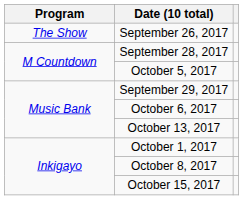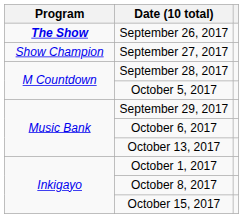(60, 33) normal -> (60, 33) bold
+ row: (174, 52)
